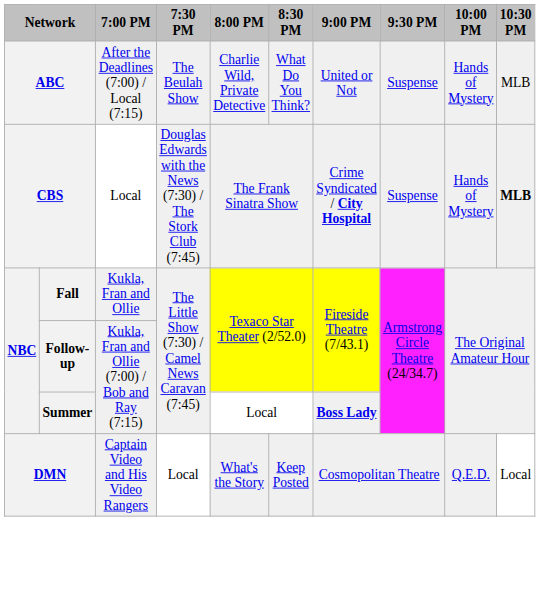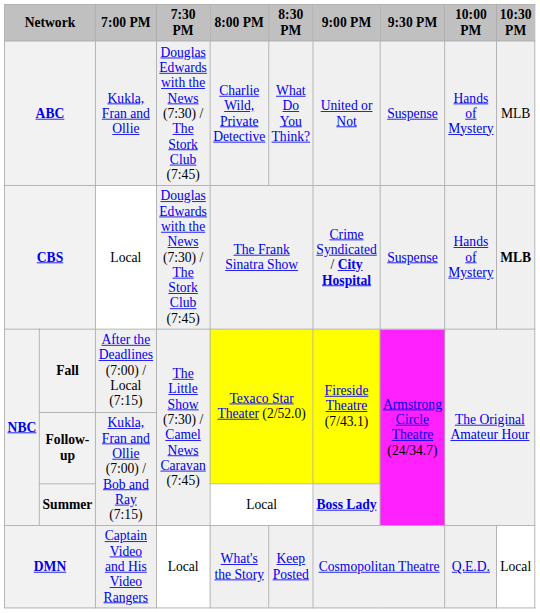(126, 82) After the Deadlines (7:00) / Local (7:15) -> (126, 113) Kukla, Fran and Ollie
(183, 82) The Beulah Show -> (183, 113) Douglas Edwards with the News (7:30) / The Stork Club (7:45)
(126, 294) Kukla, Fran and Ollie -> (126, 370) After the Deadlines (7:00) / Local (7:15)
